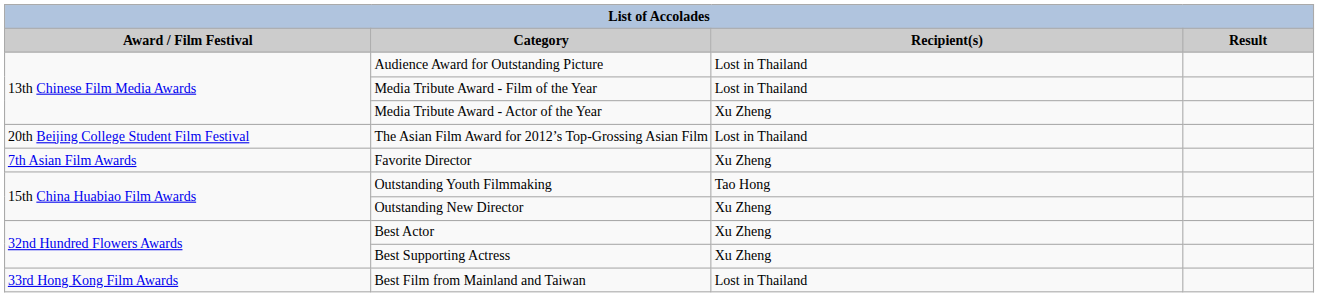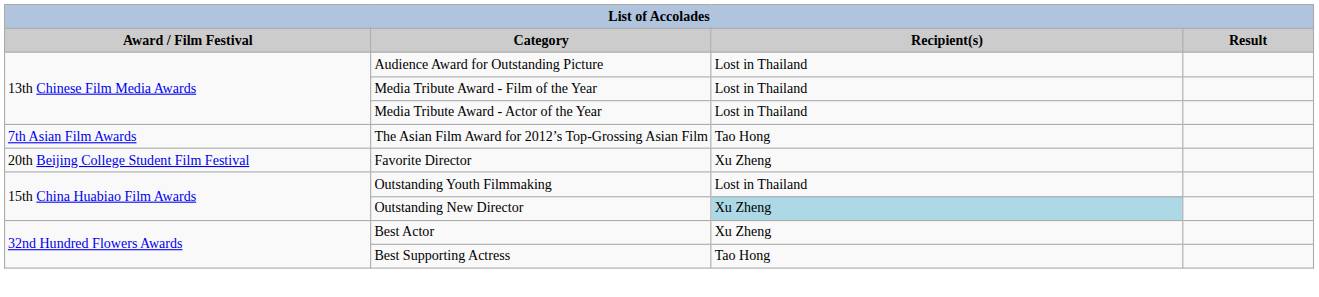(743, 112) Xu Zheng -> (761, 112) Lost in Thailand
(129, 136) 20th Beijing College Student Film Festival -> (72, 136) 7th Asian Film Awards
(761, 136) Lost in Thailand -> (742, 136) Tao Hong
(72, 160) 7th Asian Film Awards -> (129, 160) 20th Beijing College Student Film Festival
(742, 184) Tao Hong -> (761, 184) Lost in Thailand
(743, 208) no background -> (743, 208) lightblue background
(743, 256) Xu Zheng -> (742, 256) Tao Hong
- row: (480, 280)
